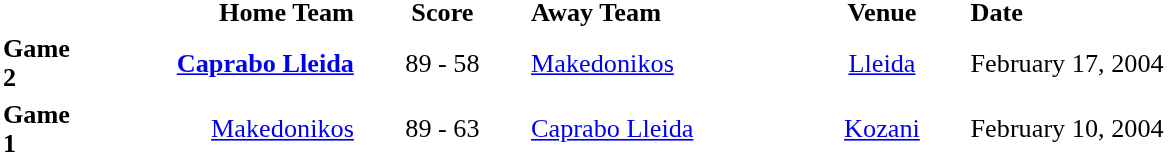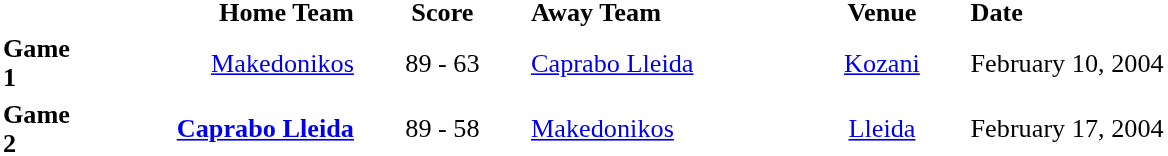rows swapped: (36, 128) <-> (36, 63)
